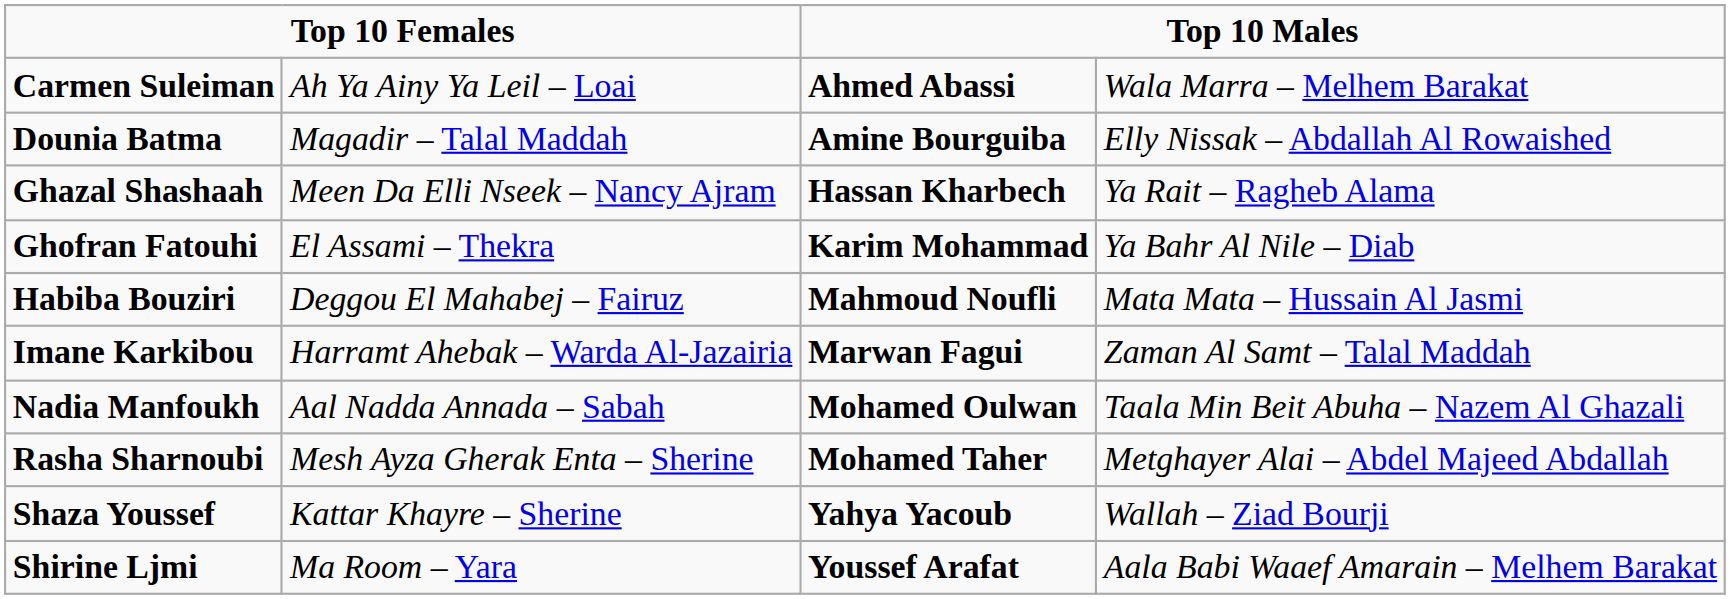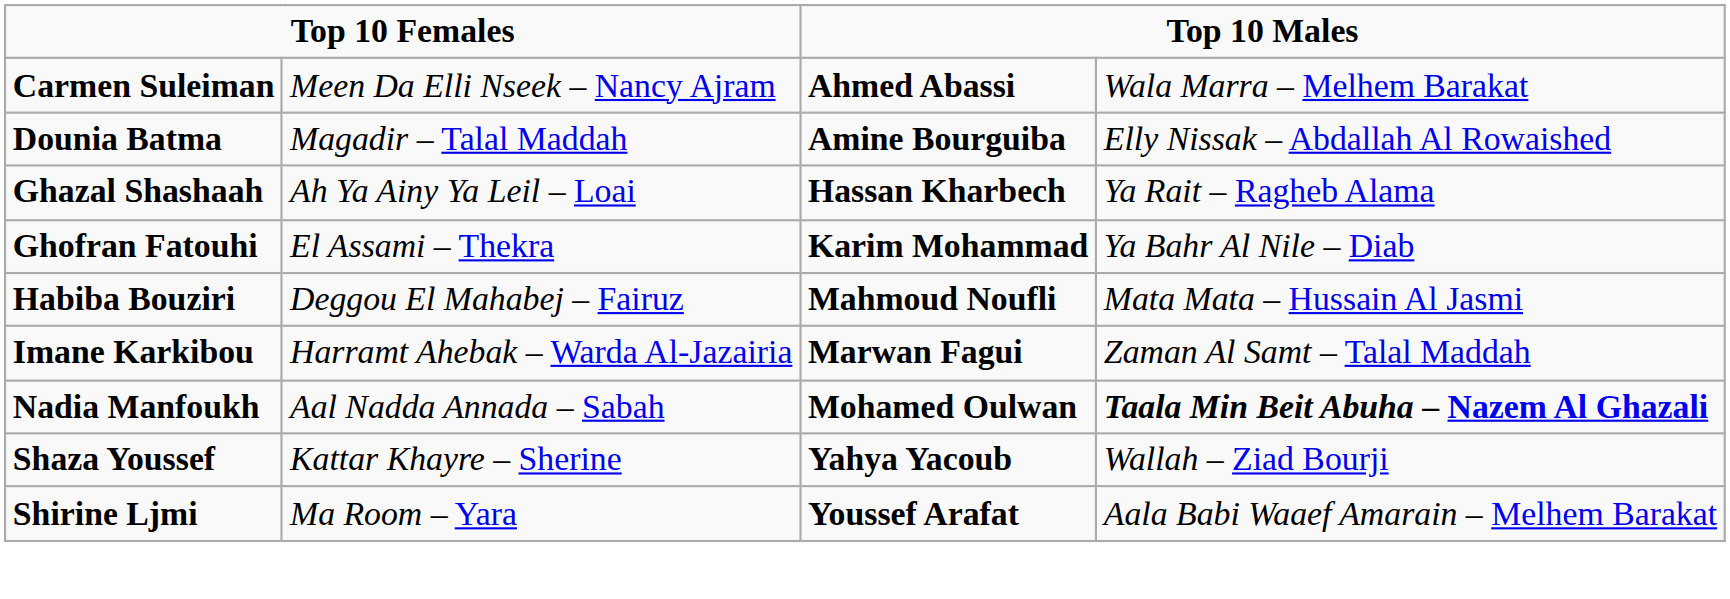(463, 84) Ah Ya Ainy Ya Leil – Loai -> (533, 84) Meen Da Elli Nseek – Nancy Ajram
(533, 191) Meen Da Elli Nseek – Nancy Ajram -> (463, 191) Ah Ya Ainy Ya Leil – Loai
(1394, 406) normal -> (1406, 406) bold
- row: (138, 459)
